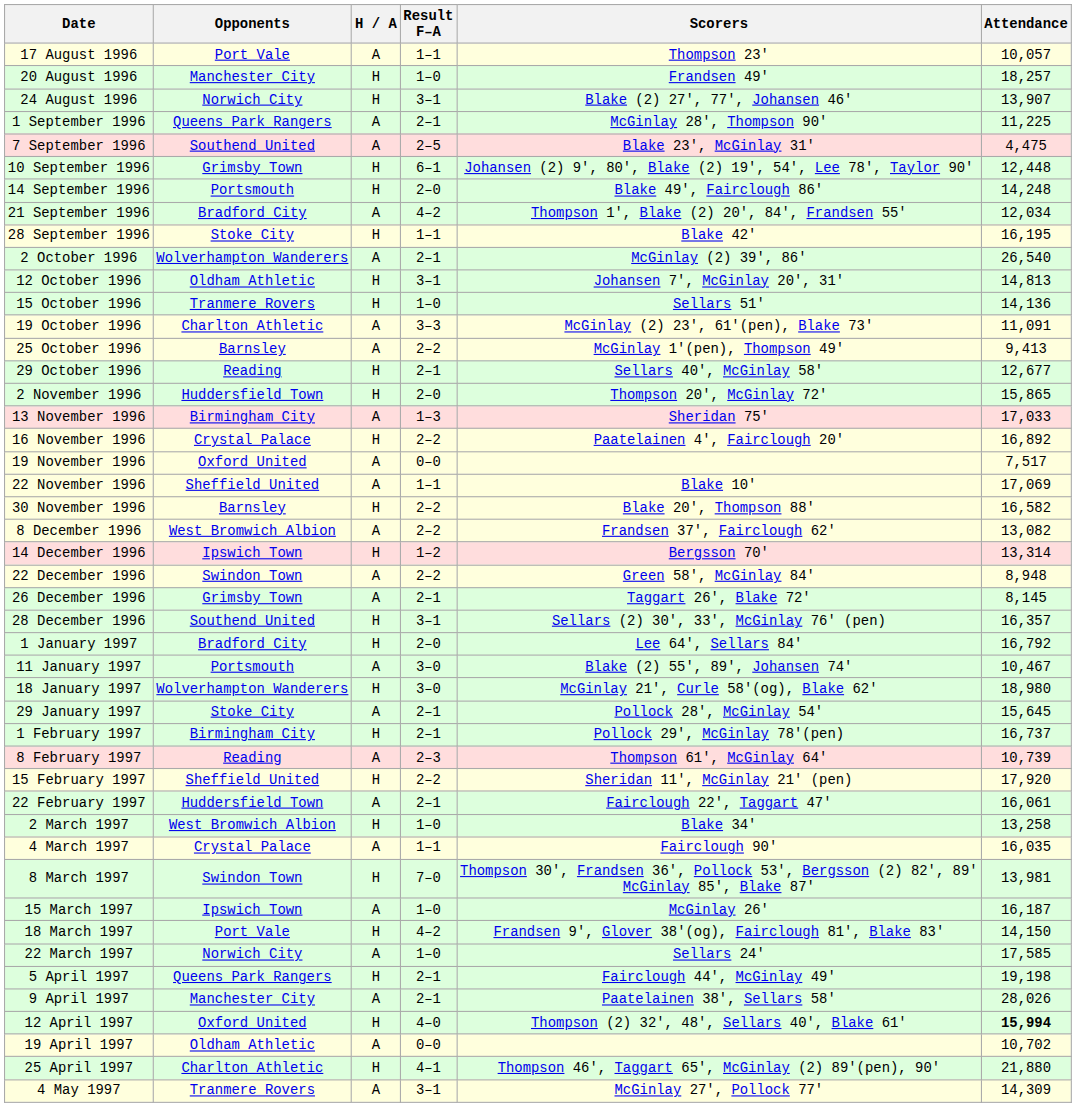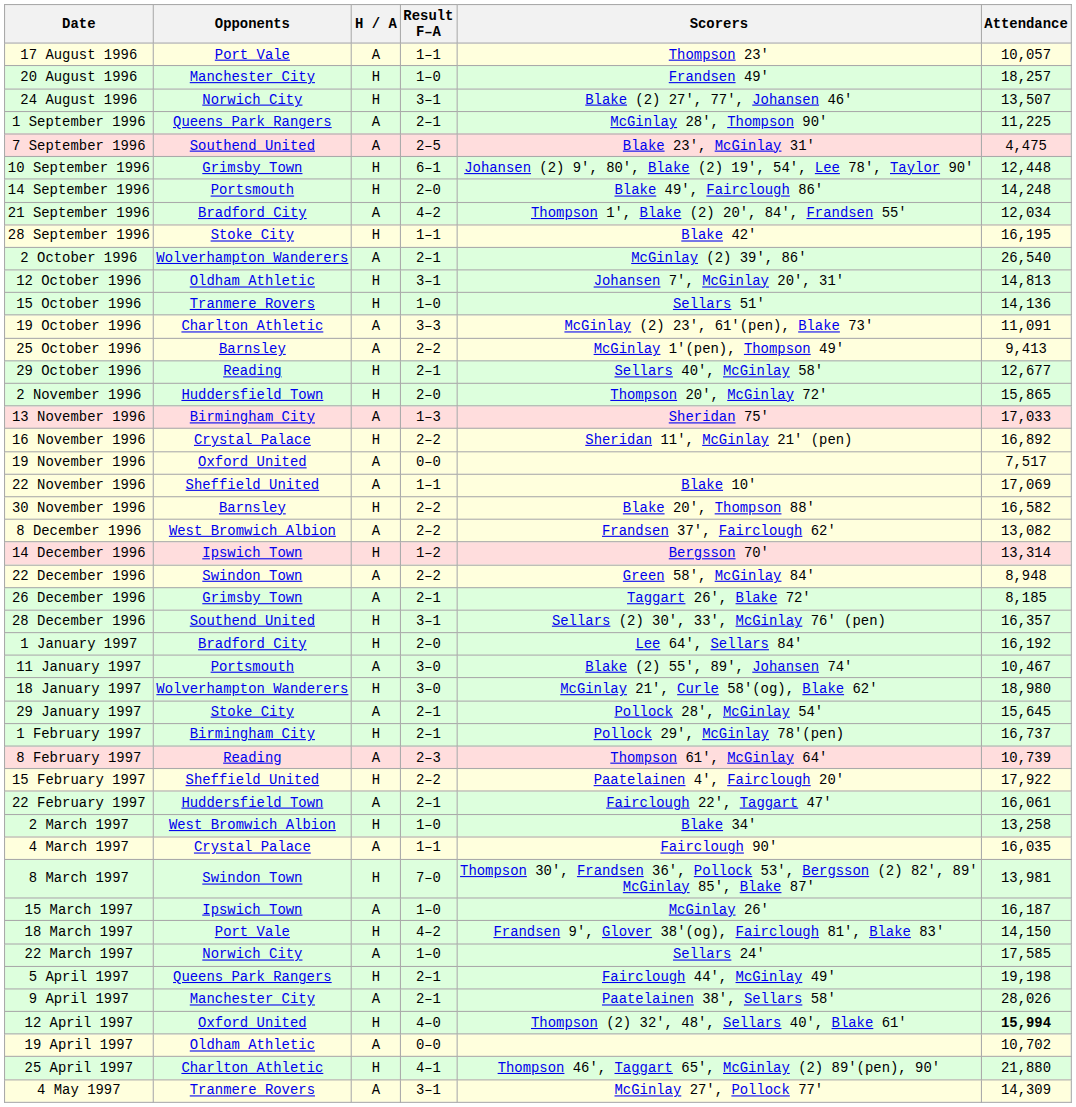(1026, 100) 13,907 -> (1026, 100) 13,507
(719, 440) Paatelainen 4', Fairclough 20' -> (719, 440) Sheridan 11', McGinlay 21' (pen)
(1026, 599) 8,145 -> (1026, 599) 8,185
(1026, 644) 16,792 -> (1026, 644) 16,192
(719, 780) Sheridan 11', McGinlay 21' (pen) -> (719, 780) Paatelainen 4', Fairclough 20'
(1026, 780) 17,920 -> (1026, 780) 17,922
